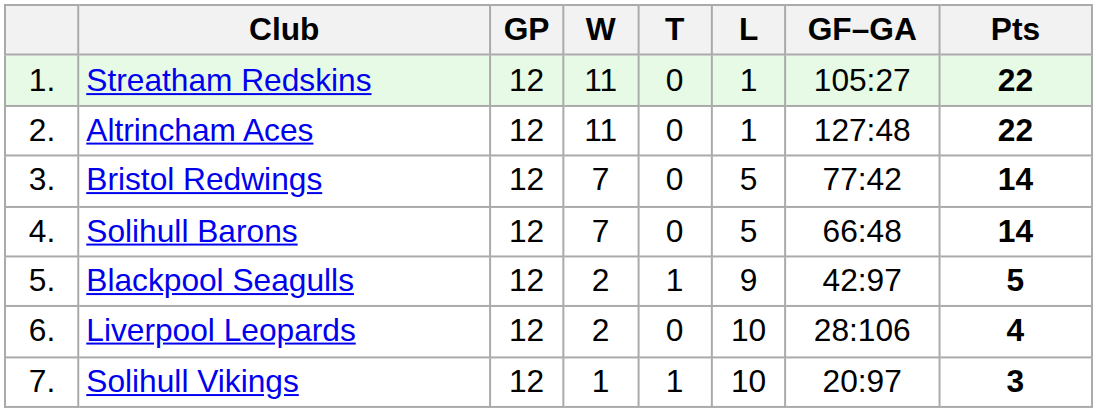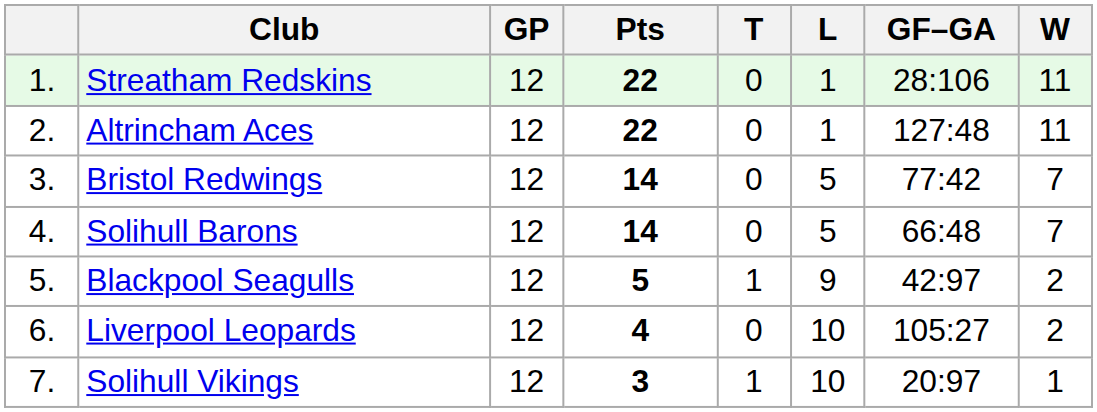columns swapped: (601, 29) <-> (1015, 29)
(862, 79) 105:27 -> (941, 79) 28:106
(862, 331) 28:106 -> (941, 331) 105:27
